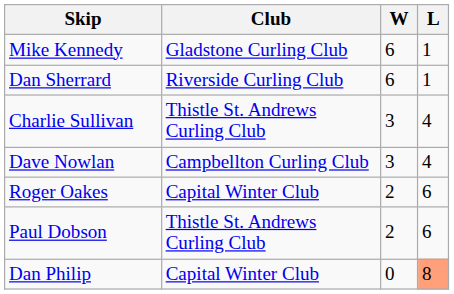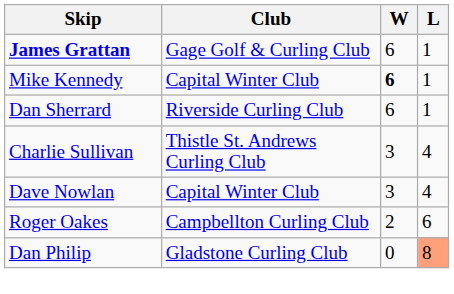+ row: (70, 49)
(257, 49) Gladstone Curling Club -> (242, 79) Capital Winter Club
(390, 49) normal -> (390, 79) bold
(267, 161) Campbellton Curling Club -> (242, 191) Capital Winter Club
(242, 191) Capital Winter Club -> (267, 222) Campbellton Curling Club
- row: (58, 232)
(242, 273) Capital Winter Club -> (257, 252) Gladstone Curling Club
